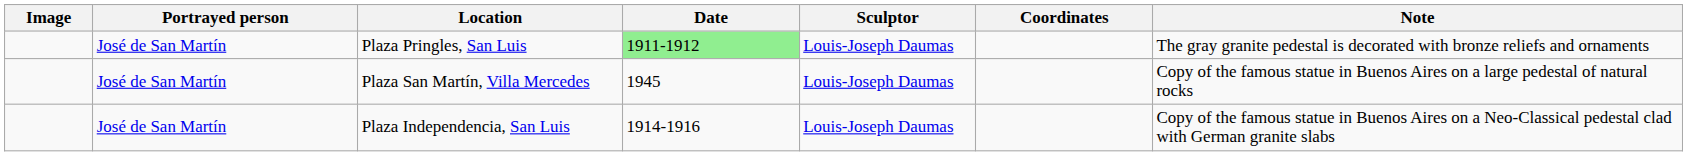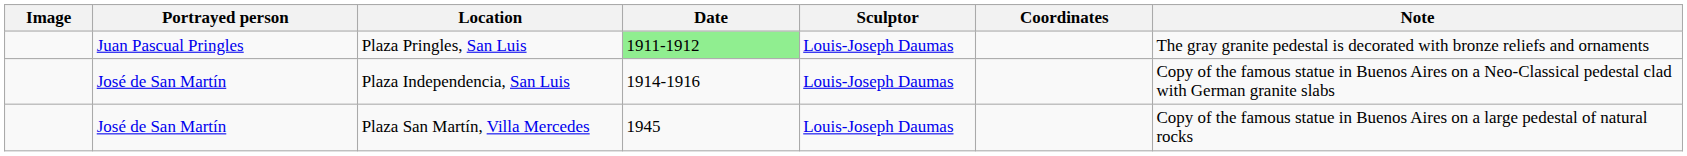(162, 44) José de San Martín -> (170, 44) Juan Pascual Pringles
rows swapped: (466, 127) <-> (476, 81)
